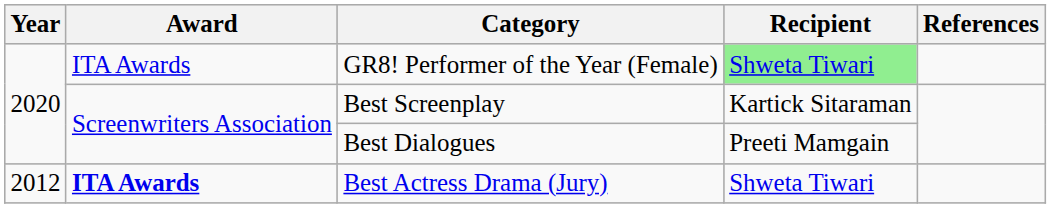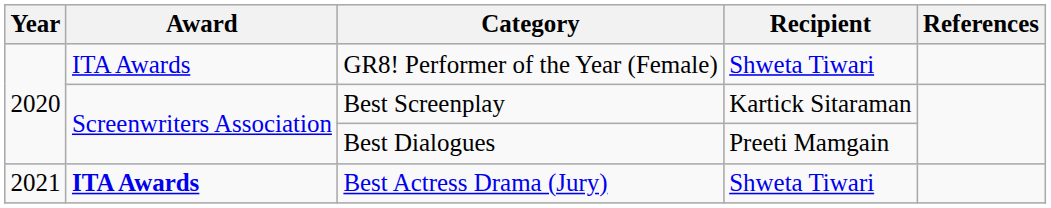(802, 63) lightgreen background -> (802, 63) no background
(35, 182) 2012 -> (35, 182) 2021
